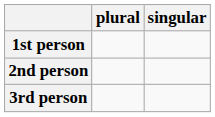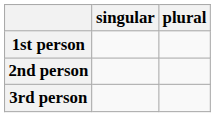columns swapped: (177, 17) <-> (118, 17)
